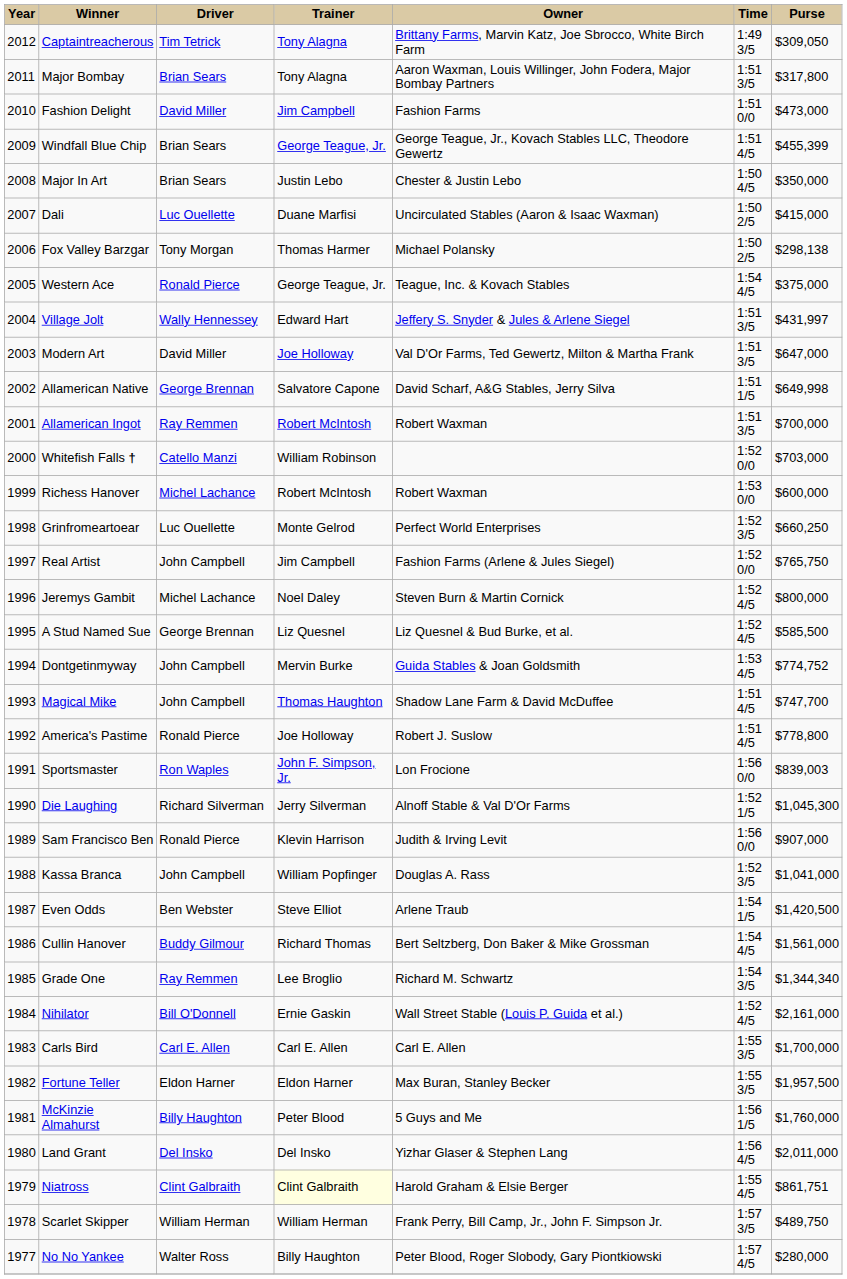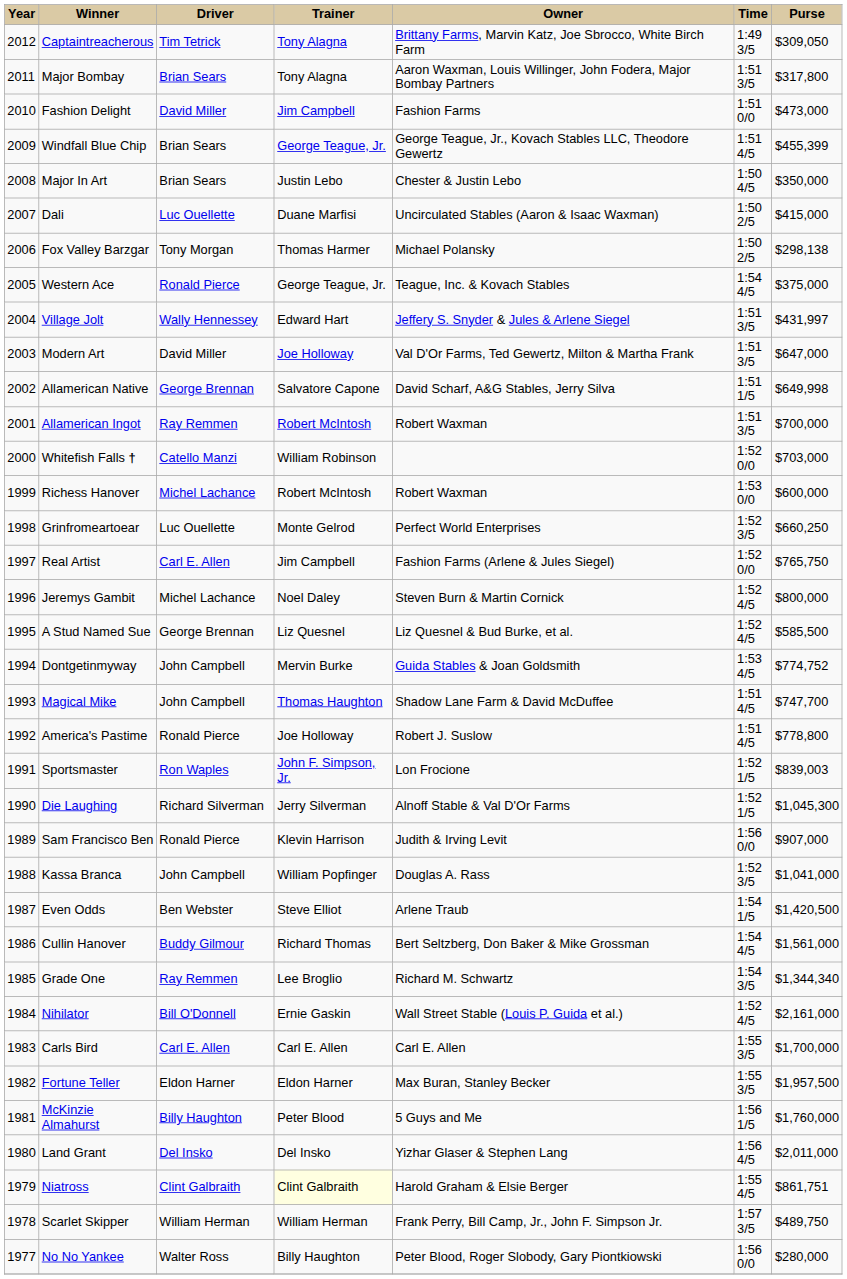(202, 562) John Campbell -> (195, 562) Carl E. Allen
(749, 770) 1:56 0/0 -> (749, 770) 1:52 1/5
(749, 1256) 1:57 4/5 -> (749, 1256) 1:56 0/0
